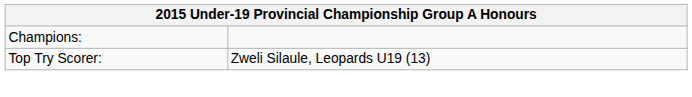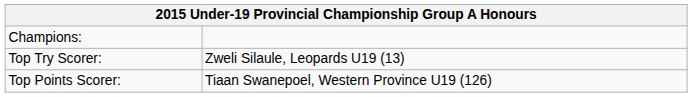+ row: (65, 80)
